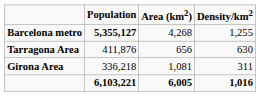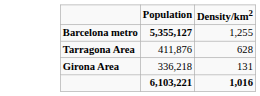- column: (167, 14)
(245, 49) 630 -> (245, 49) 628
(245, 66) 311 -> (245, 66) 131
